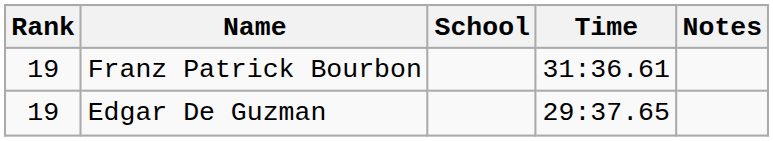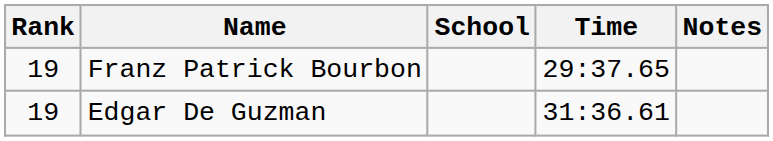(606, 70) 31:36.61 -> (606, 70) 29:37.65
(606, 113) 29:37.65 -> (606, 113) 31:36.61
